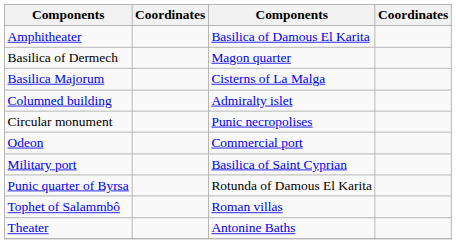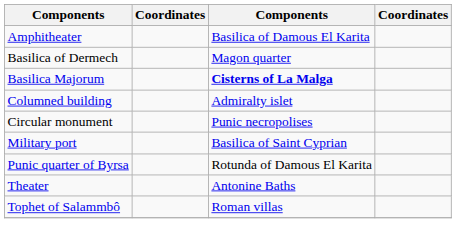(268, 79) normal -> (272, 79) bold
- row: (25, 143)
rows swapped: (28, 228) <-> (64, 206)
